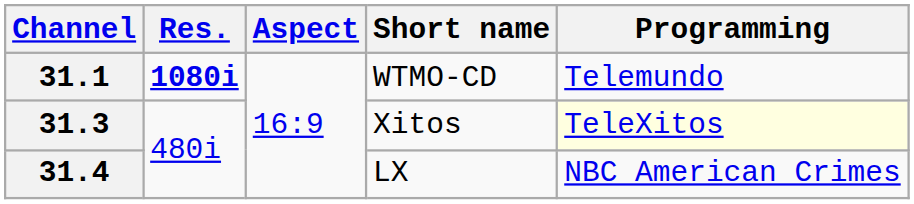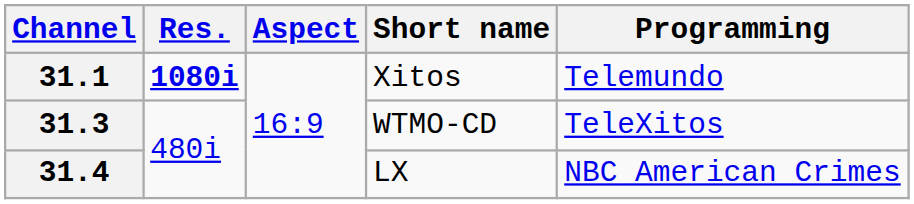(435, 77) WTMO-CD -> (417, 77) Xitos
(417, 125) Xitos -> (435, 125) WTMO-CD
(644, 125) lightyellow background -> (644, 125) no background
